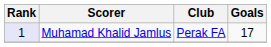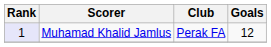(247, 32) 17 -> (247, 32) 12
